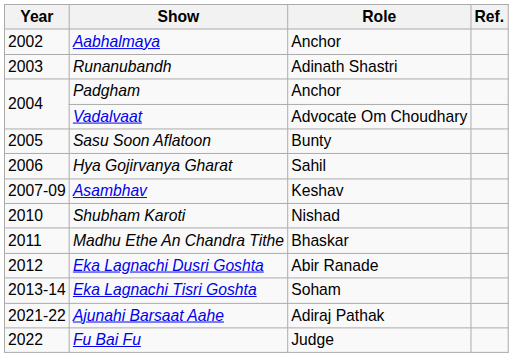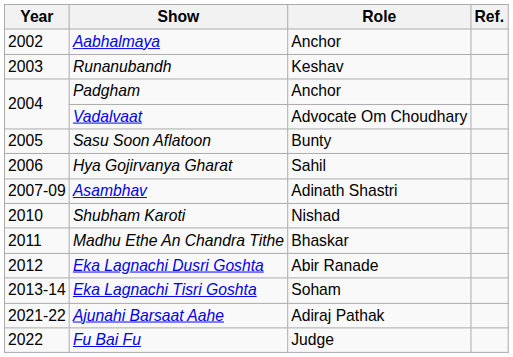(344, 66) Adinath Shastri -> (317, 66) Keshav
(317, 191) Keshav -> (344, 191) Adinath Shastri
